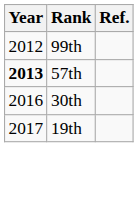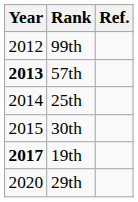+ row: (66, 100)
(26, 100) 2016 -> (26, 127) 2015
(26, 127) normal -> (26, 155) bold
+ row: (66, 182)
